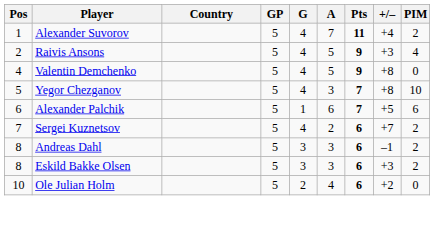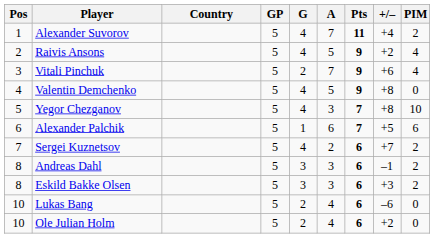(387, 52) +3 -> (387, 52) +2
+ row: (70, 71)
+ row: (64, 204)
